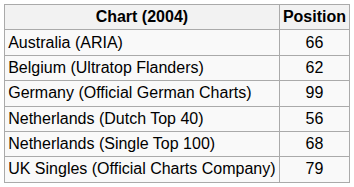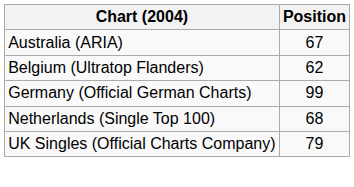(314, 42) 66 -> (314, 42) 67
- row: (106, 118)
